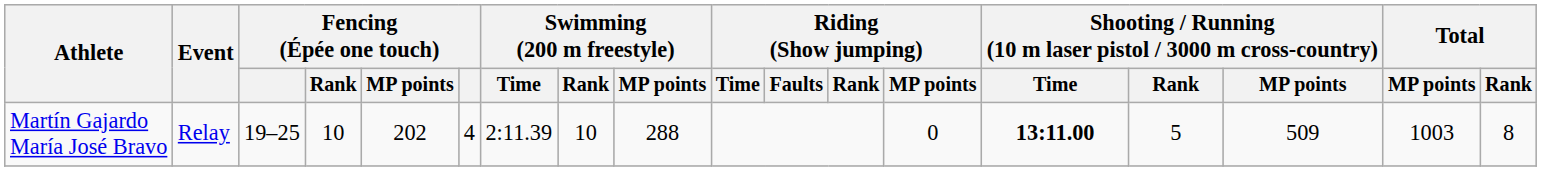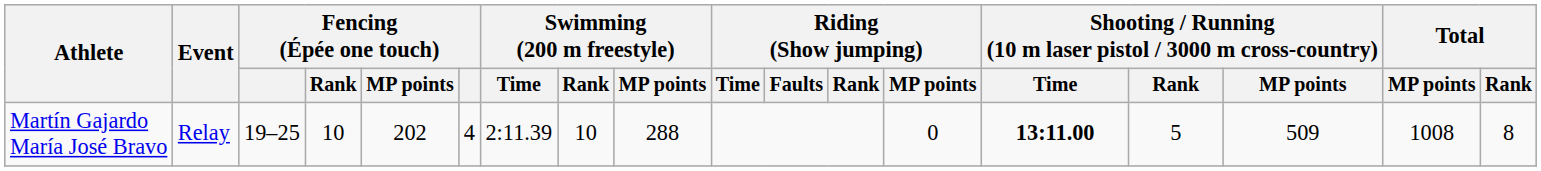(1432, 133) 1003 -> (1432, 133) 1008
